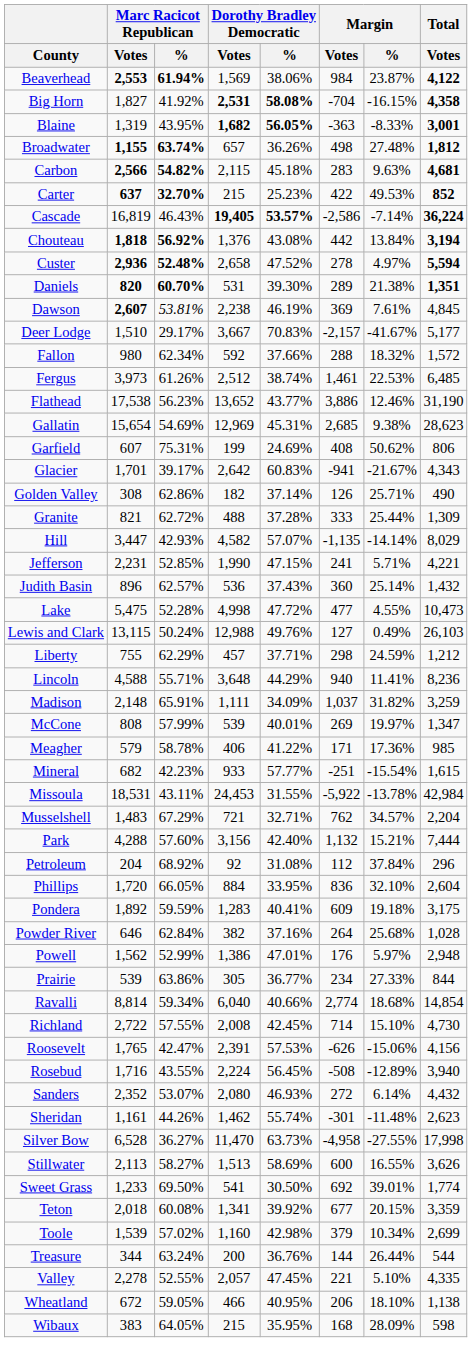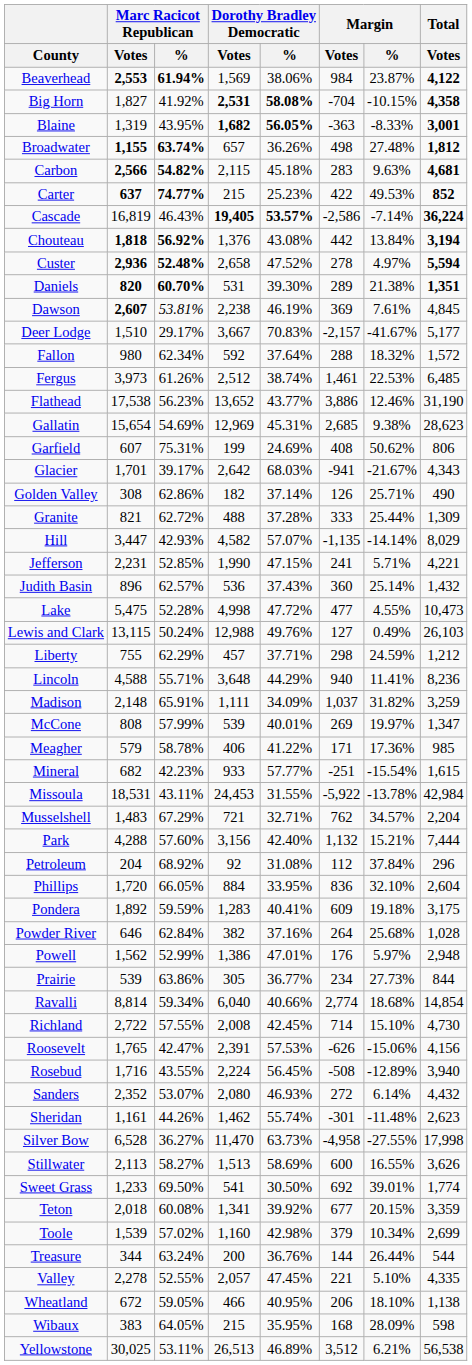(392, 101) -16.15% -> (392, 101) -10.15%
(181, 194) 32.70% -> (181, 194) 74.77%
(290, 355) 37.66% -> (290, 355) 37.64%
(290, 471) 60.83% -> (290, 471) 68.03%
(392, 979) 27.33% -> (392, 979) 27.73%
+ row: (56, 1348)
